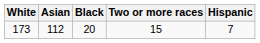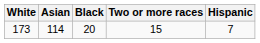(56, 30) 112 -> (56, 30) 114
